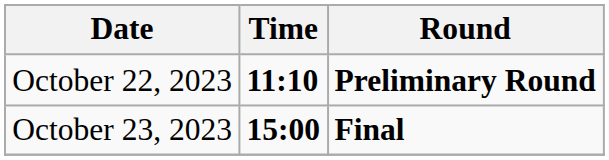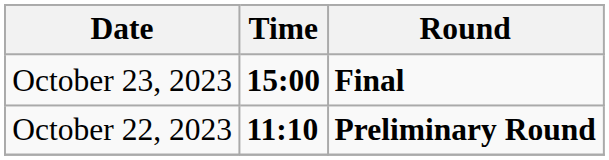rows swapped: (122, 79) <-> (122, 129)
